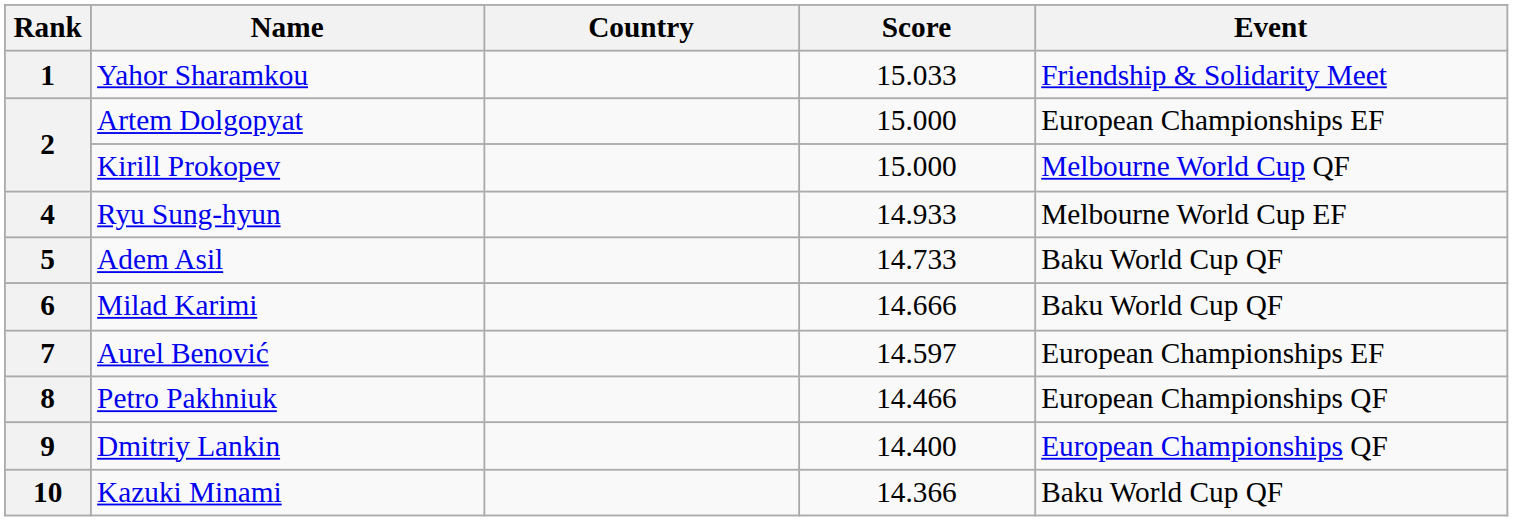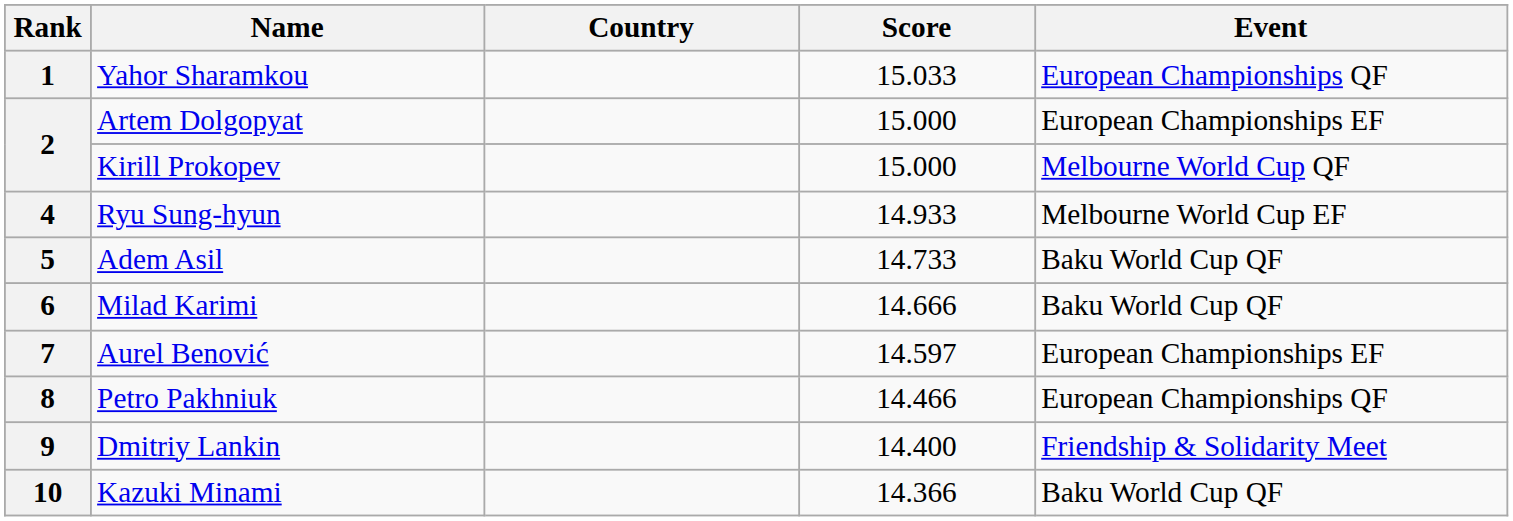(1214, 74) Friendship & Solidarity Meet -> (1214, 74) European Championships QF
(1214, 445) European Championships QF -> (1214, 445) Friendship & Solidarity Meet
